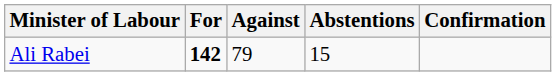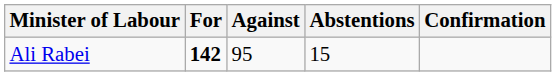(242, 53) 79 -> (242, 53) 95
